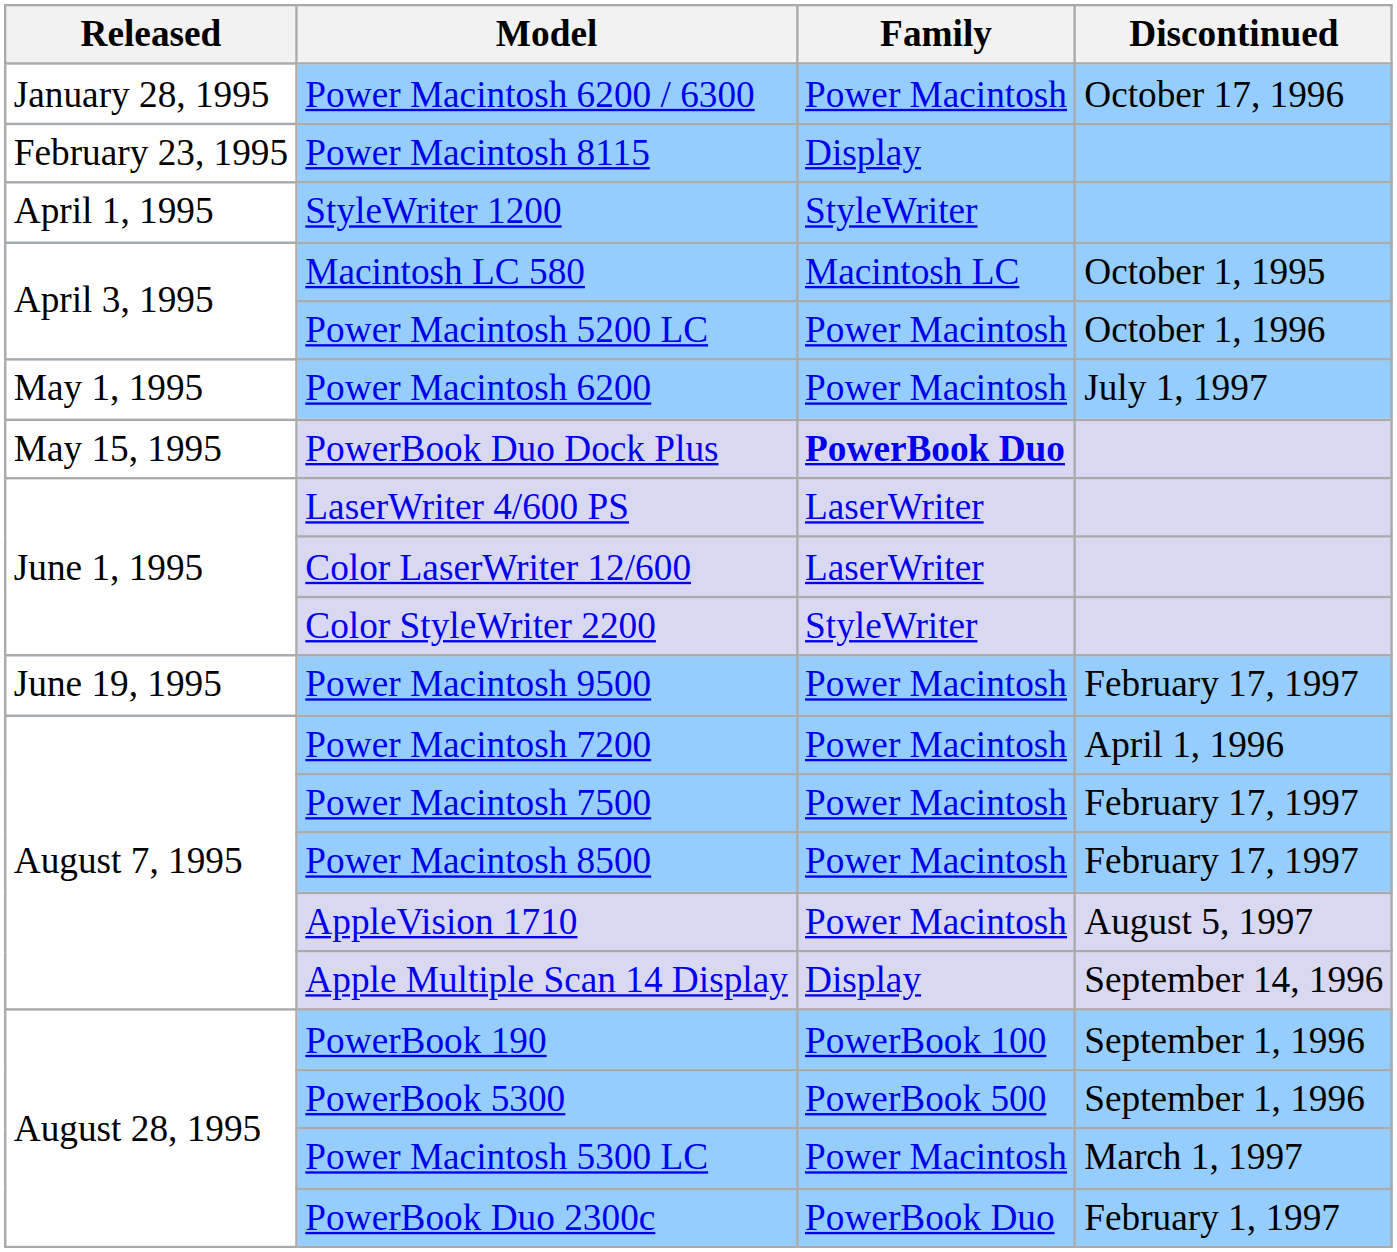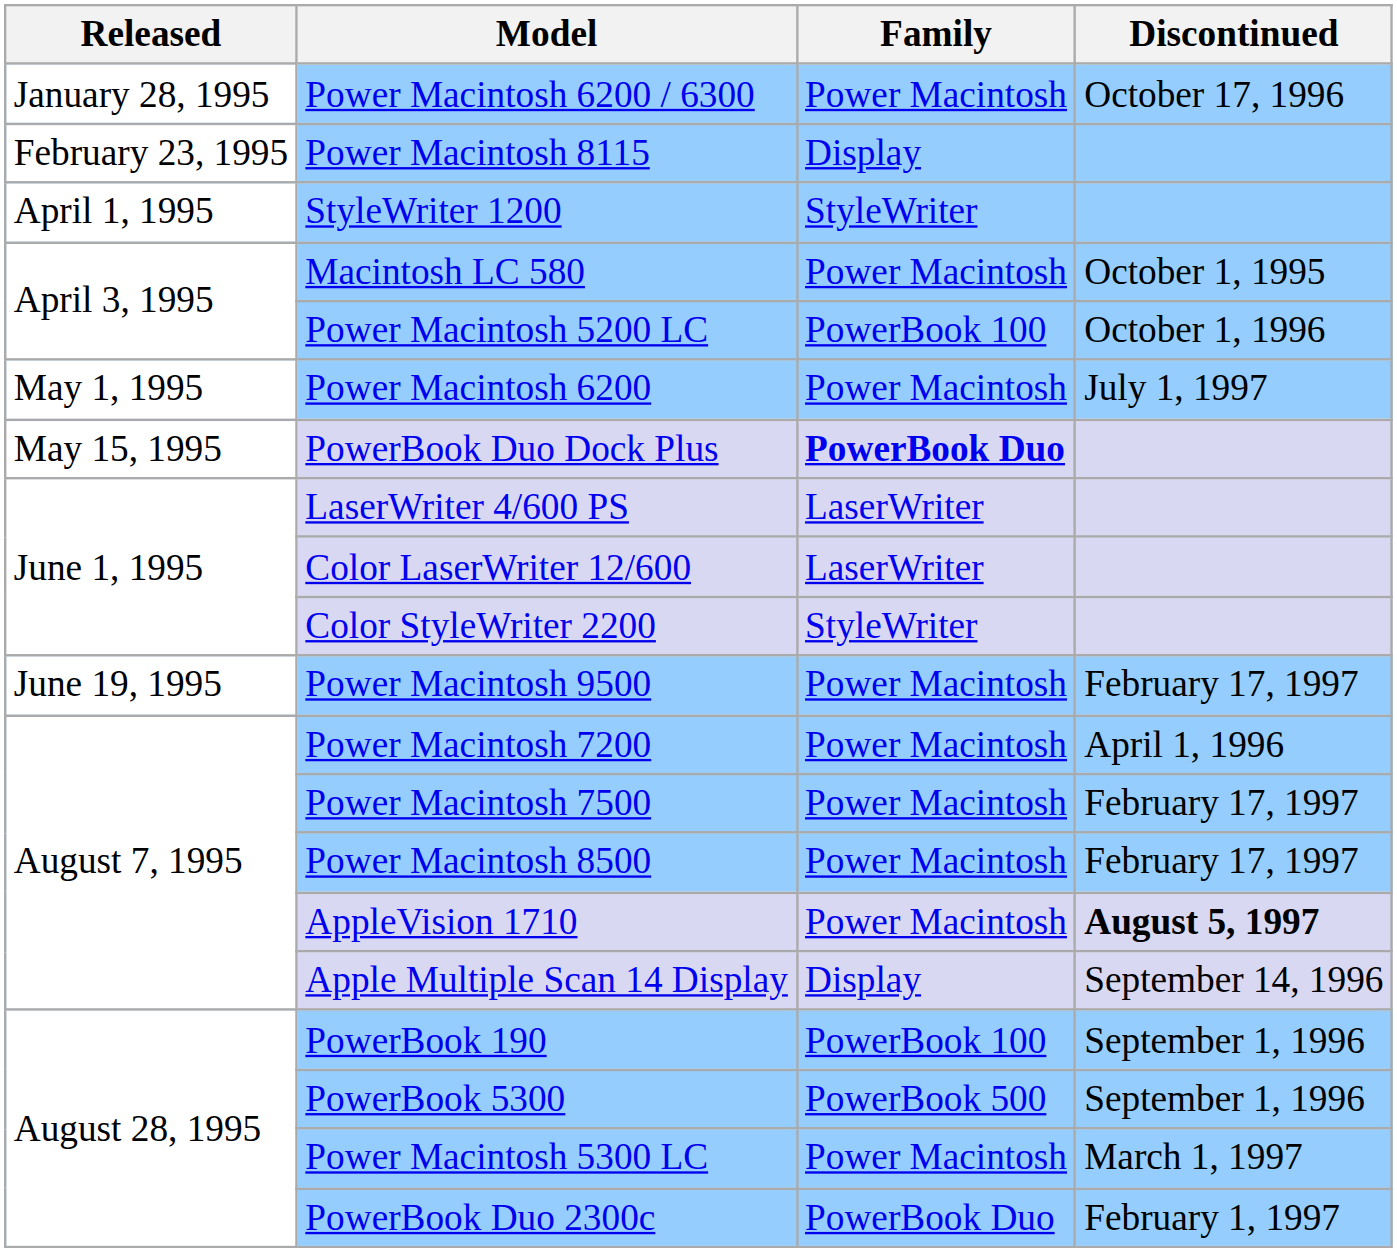(912, 270) Macintosh LC -> (936, 270) Power Macintosh
(936, 329) Power Macintosh -> (926, 329) PowerBook 100
(1199, 920) normal -> (1202, 920) bold
